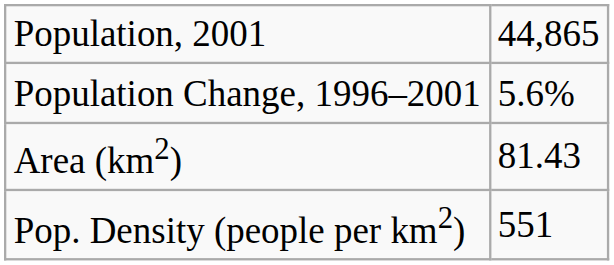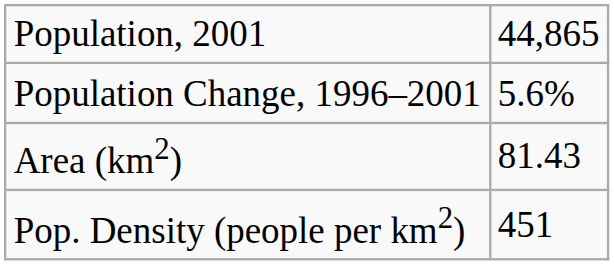(526, 224) 551 -> (526, 224) 451
